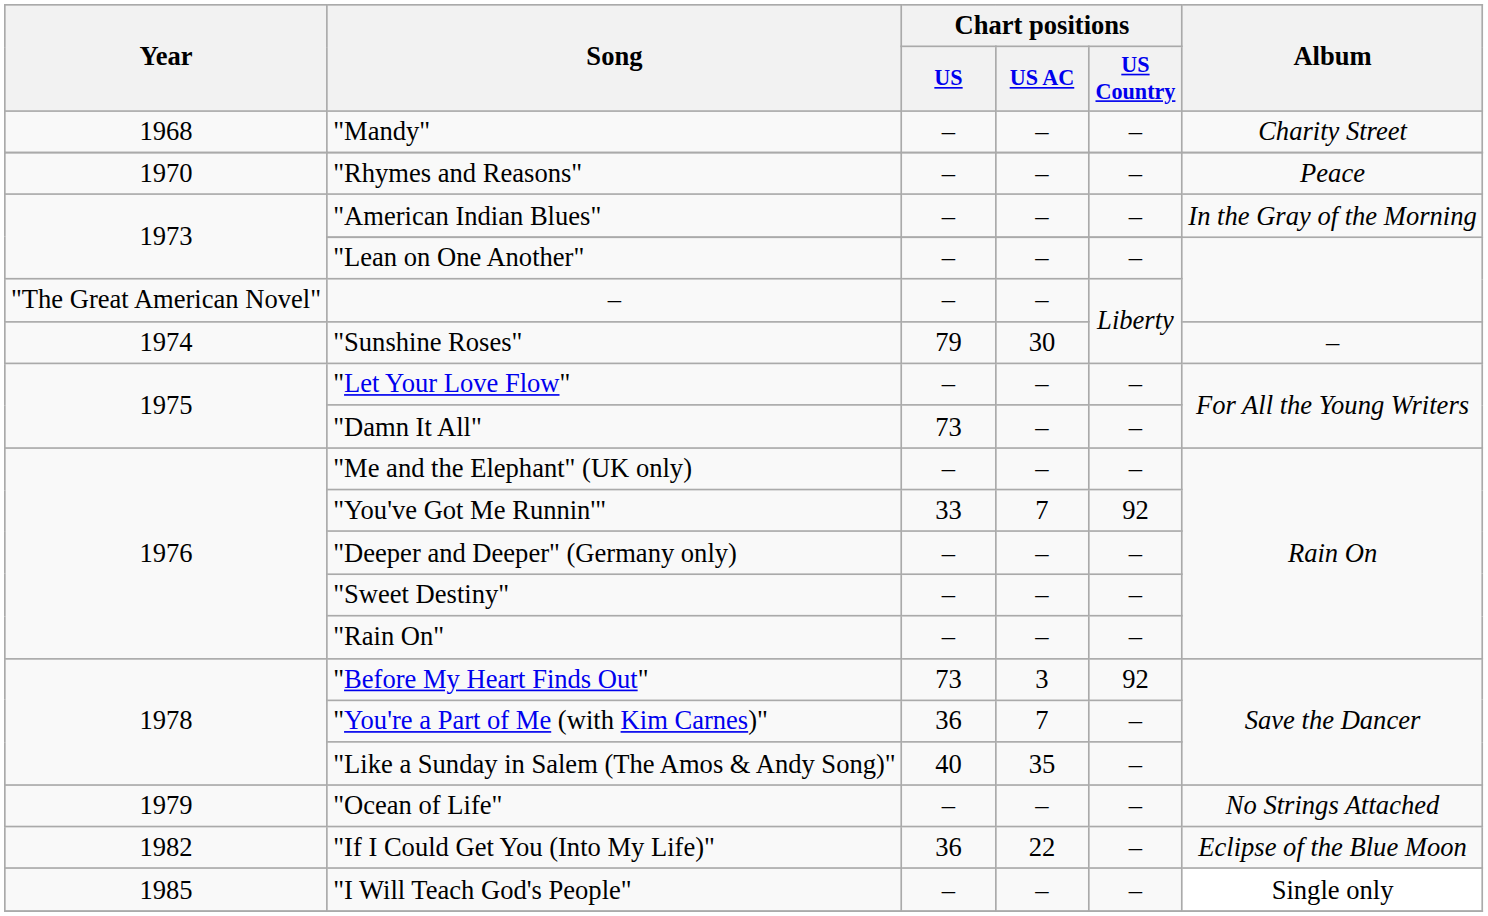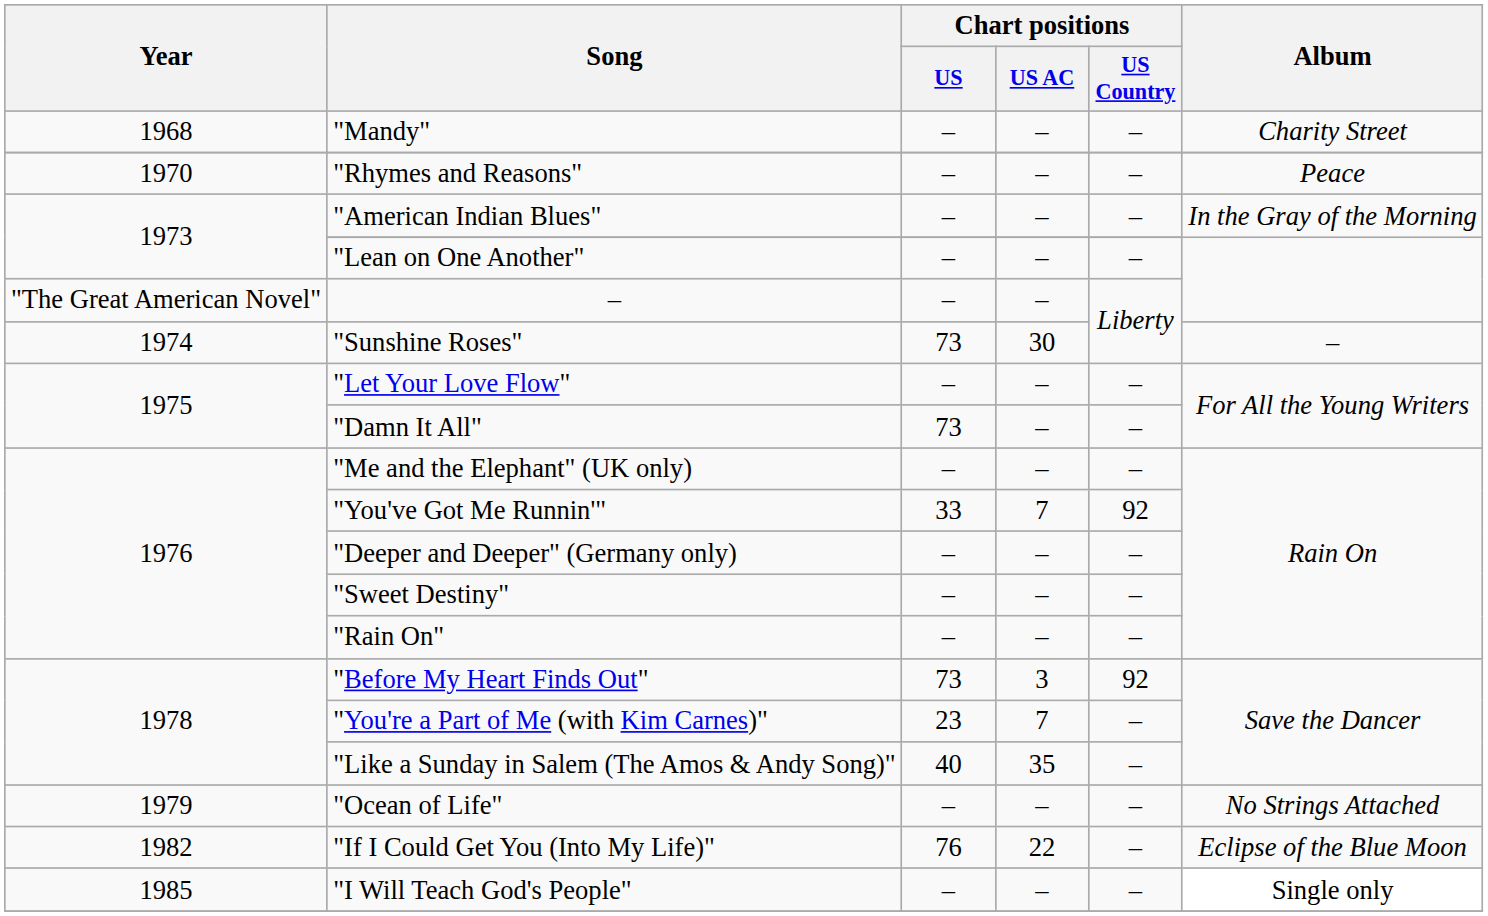(949, 341) 79 -> (949, 341) 73
(949, 720) 36 -> (949, 720) 23
(949, 847) 36 -> (949, 847) 76
